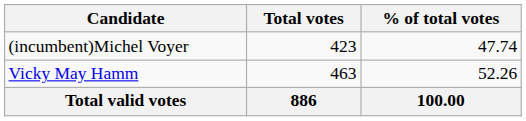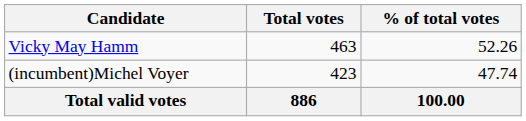rows swapped: (73, 73) <-> (99, 45)
